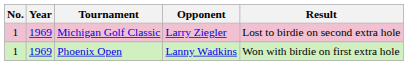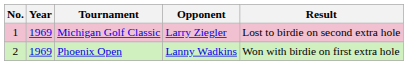(15, 51) 1 -> (15, 51) 2
